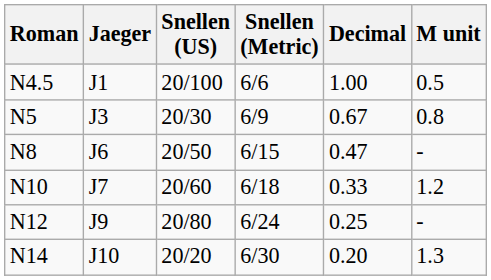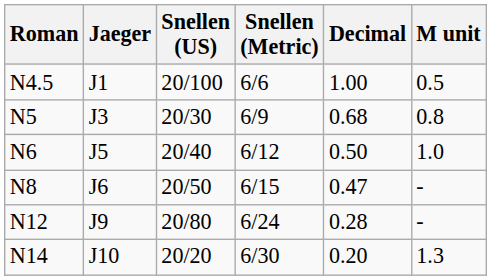(348, 116) 0.67 -> (348, 116) 0.68
+ row: (23, 151)
- row: (29, 186)
(348, 221) 0.25 -> (348, 221) 0.28
